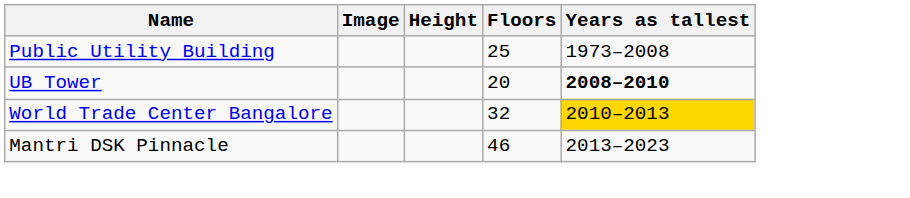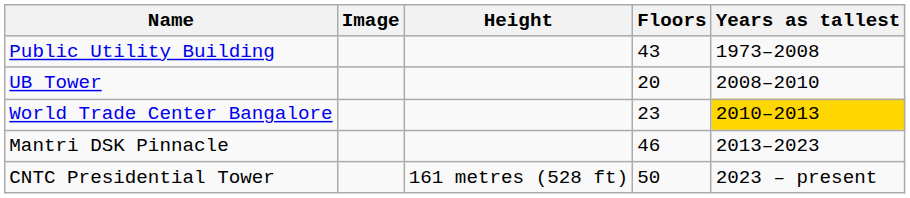(499, 52) 25 -> (649, 52) 43
(618, 83) bold -> (768, 83) normal
(499, 114) 32 -> (649, 114) 23
+ row: (142, 177)
